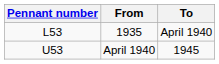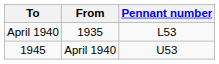columns swapped: (52, 13) <-> (186, 13)
